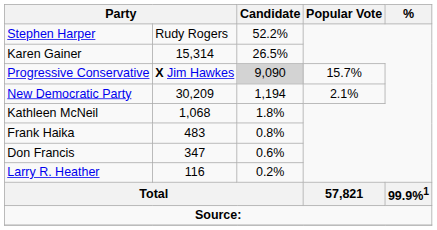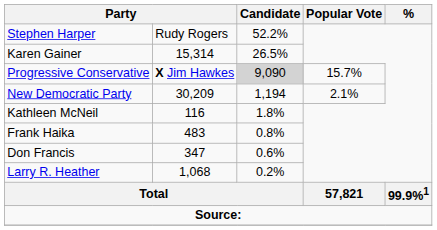(195, 113) 1,068 -> (195, 113) 116
(195, 172) 116 -> (195, 172) 1,068
